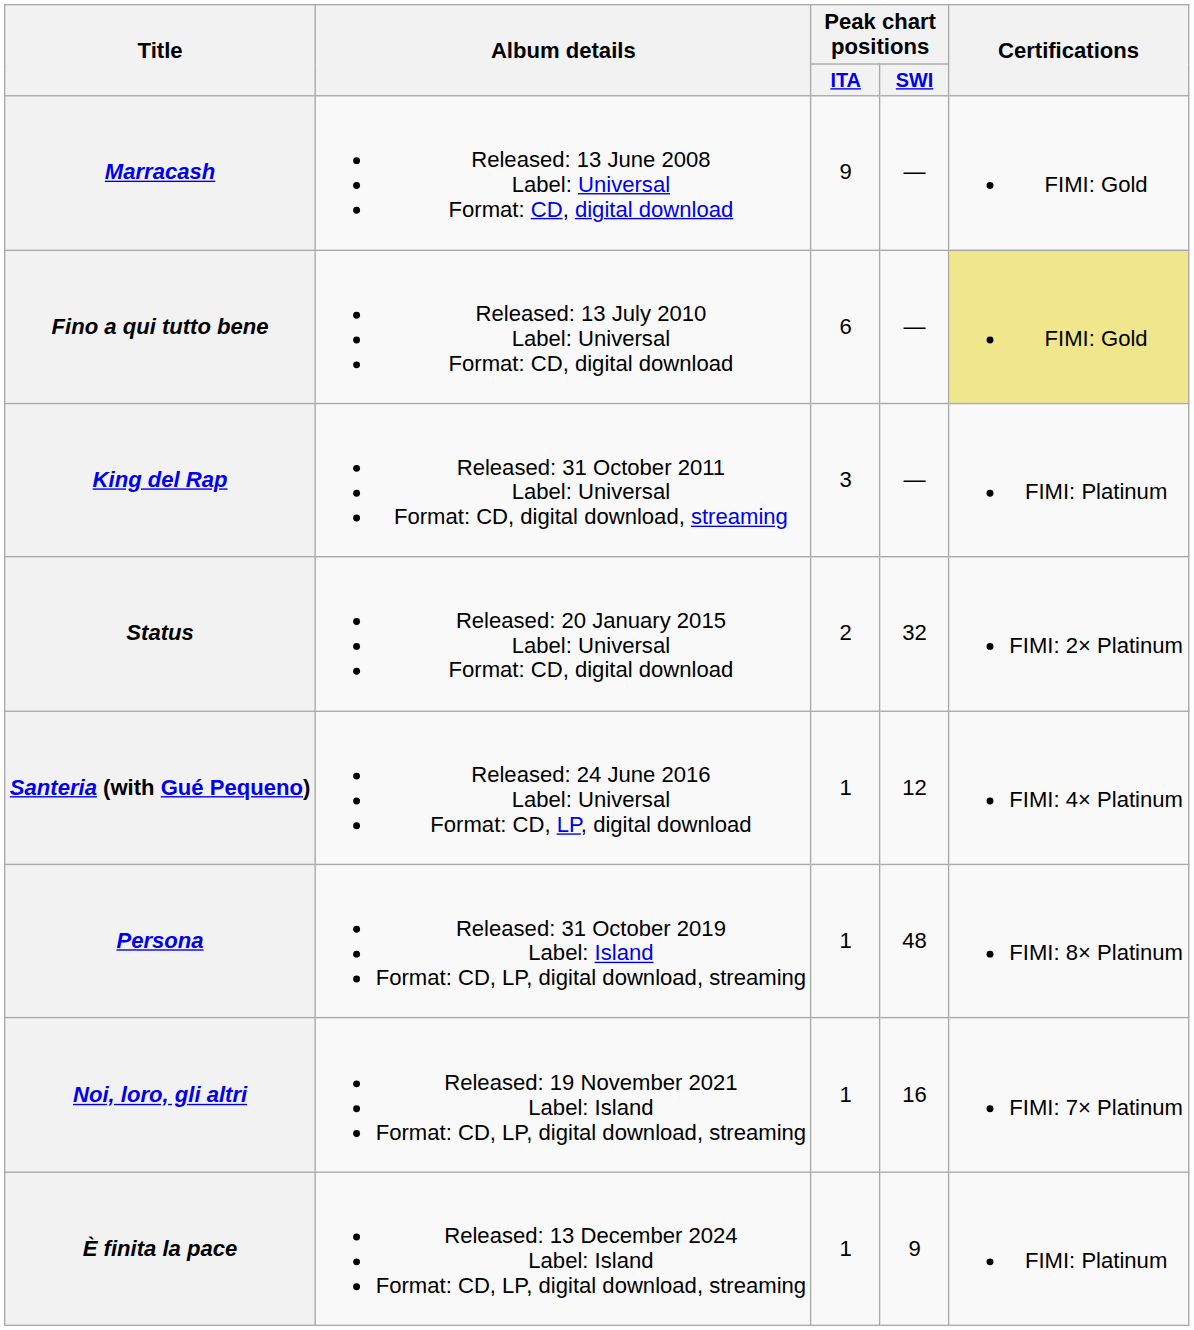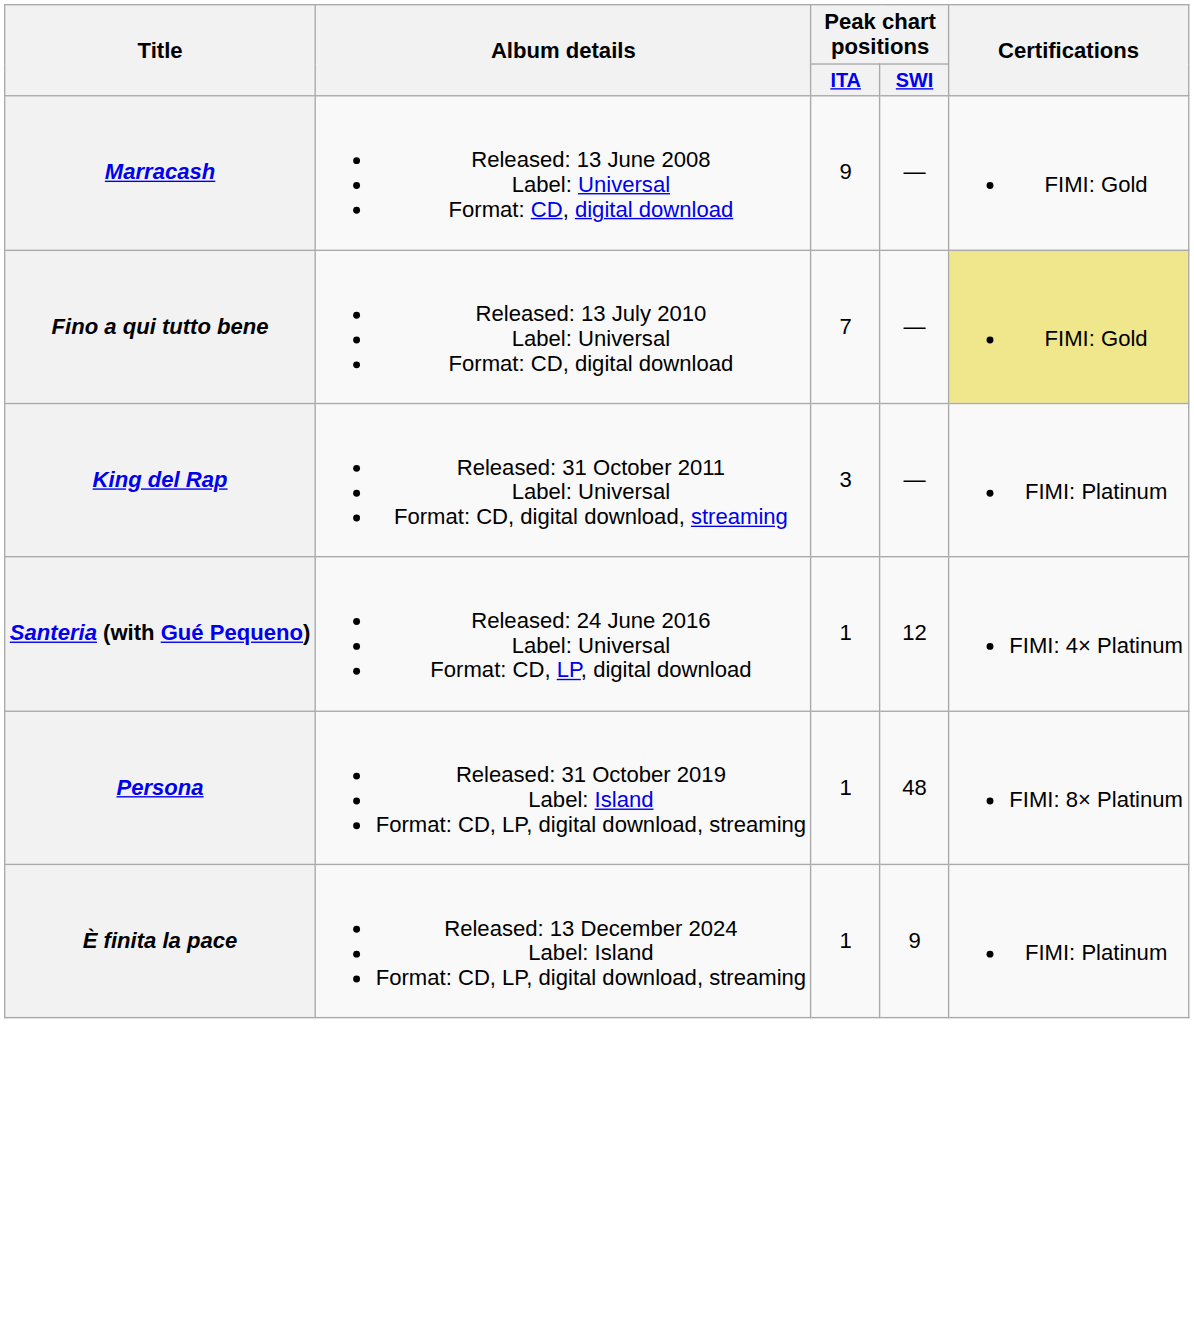(846, 326) 6 -> (846, 326) 7
- row: (160, 633)
- row: (160, 1094)
